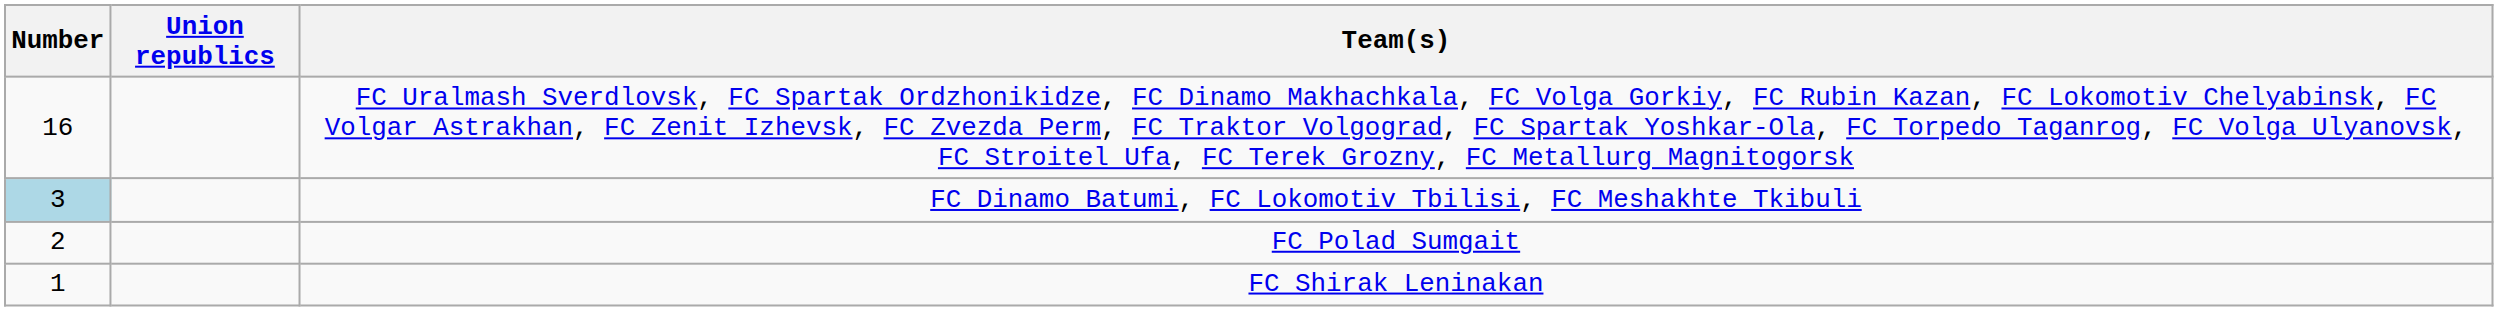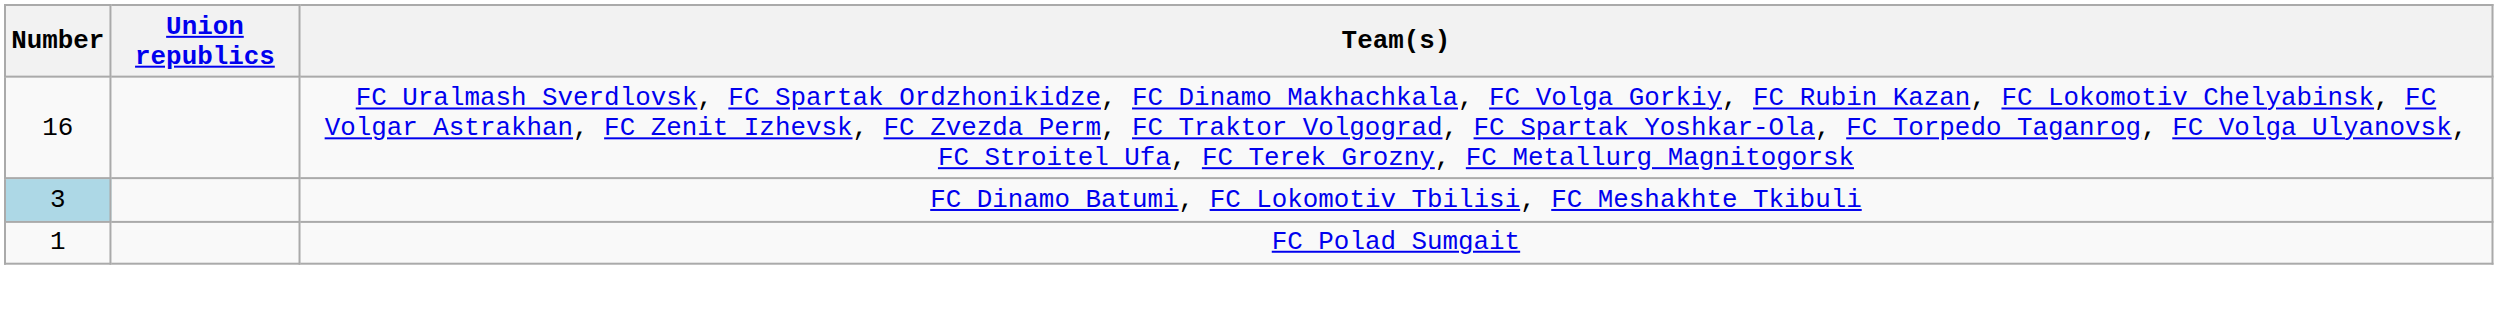(58, 242) 2 -> (58, 242) 1
- row: (1396, 284)
